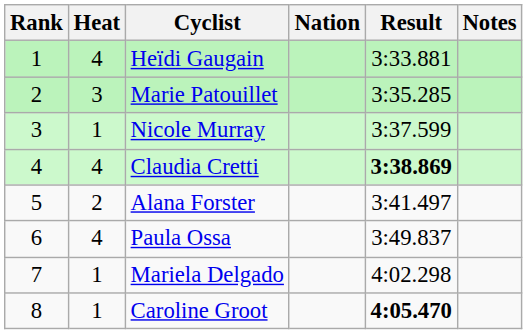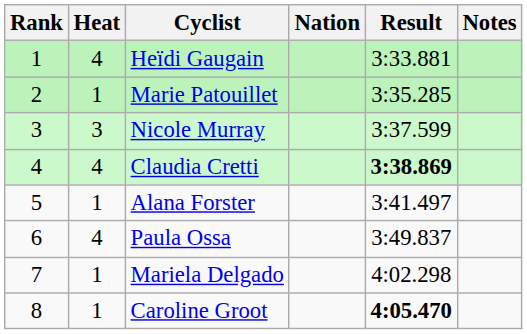(97, 94) 3 -> (97, 94) 1
(97, 130) 1 -> (97, 130) 3
(97, 202) 2 -> (97, 202) 1
